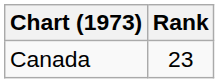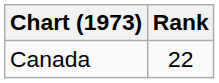(181, 58) 23 -> (181, 58) 22
